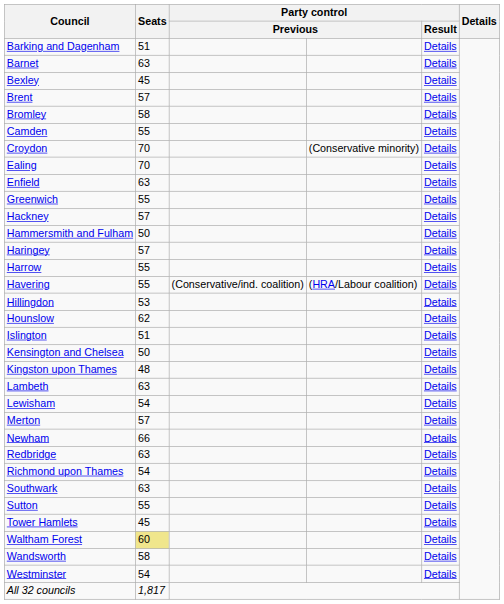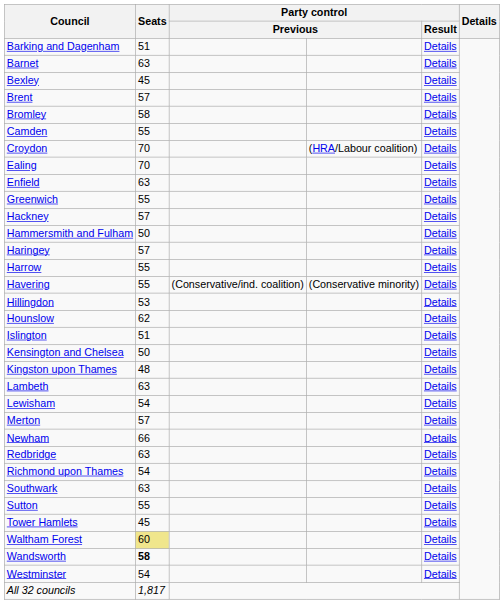(364, 149) (Conservative minority) -> (363, 149) (HRA/Labour coalition)
(363, 285) (HRA/Labour coalition) -> (364, 285) (Conservative minority)
(144, 557) normal -> (144, 557) bold
